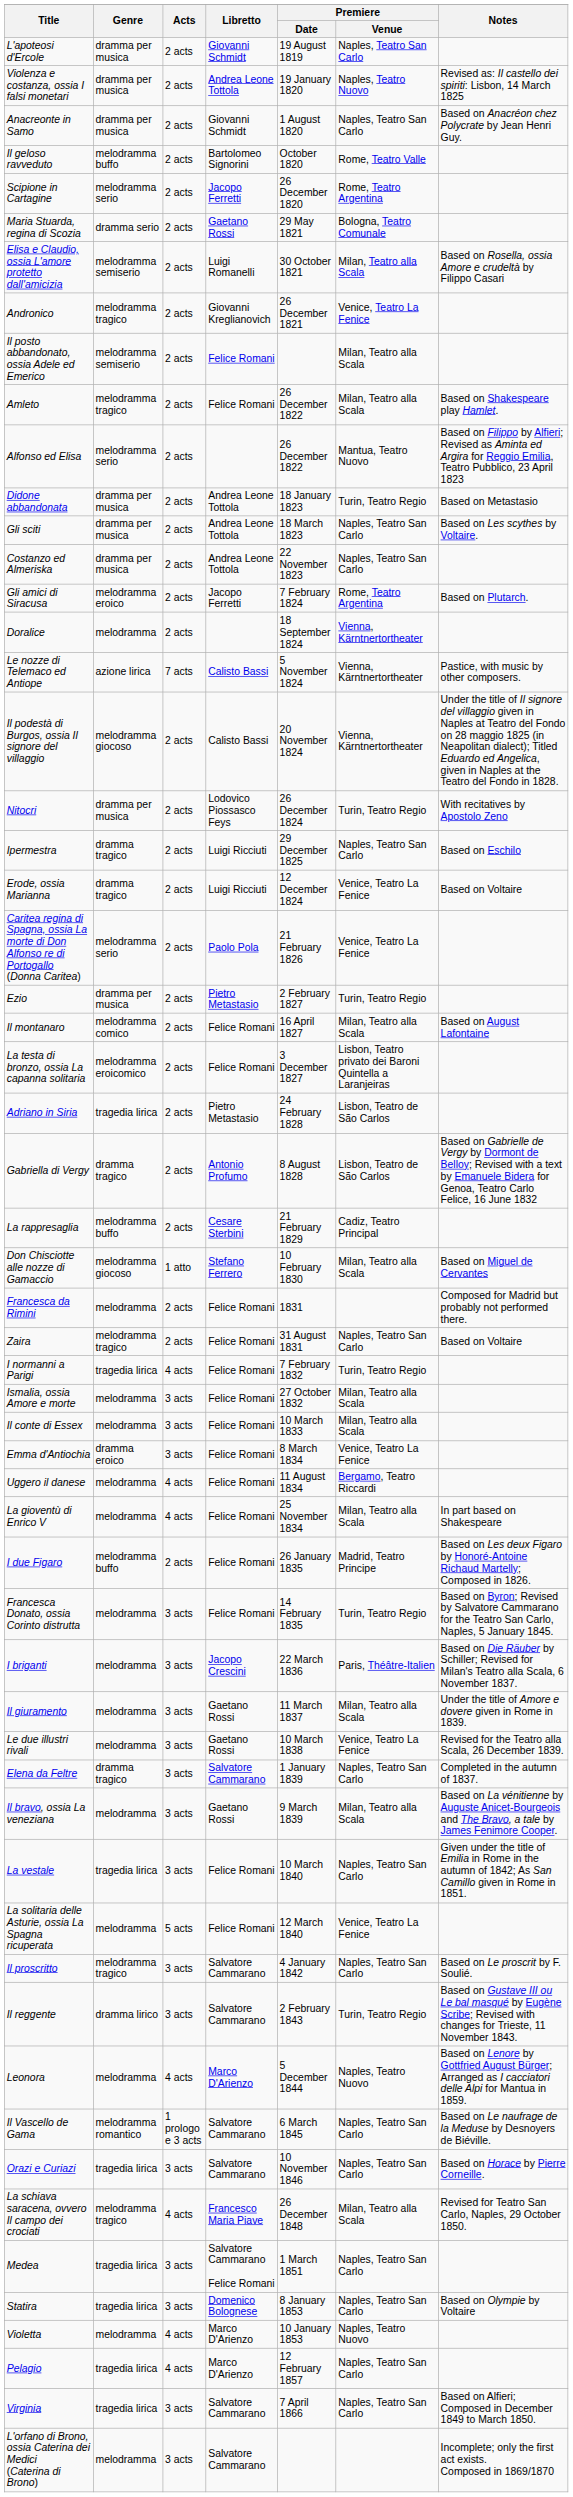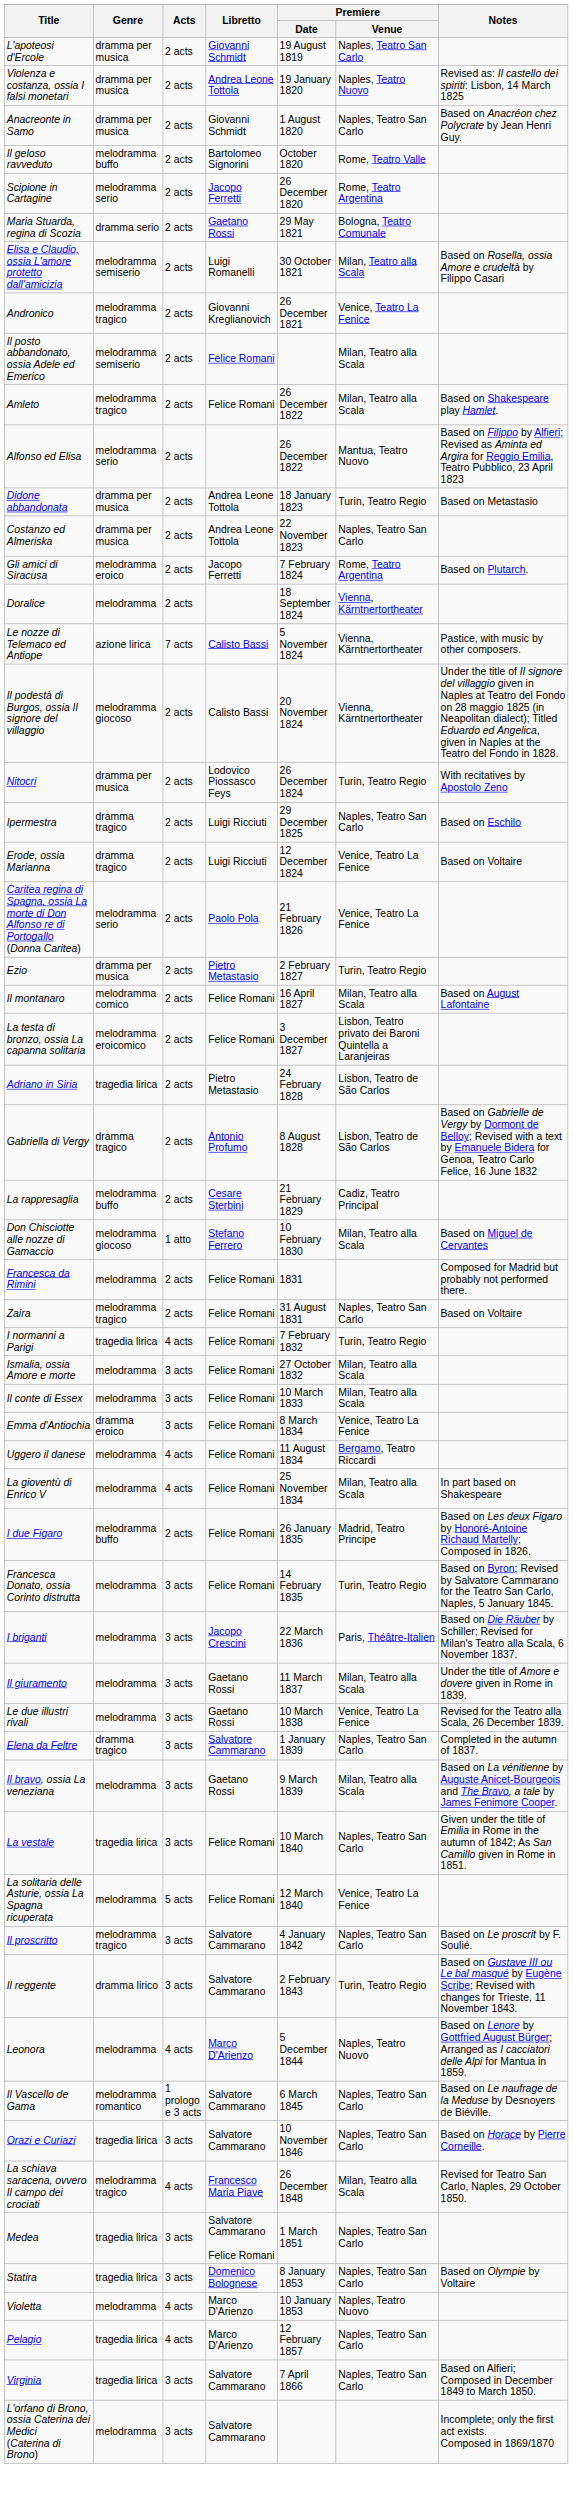- row: (23, 530)
